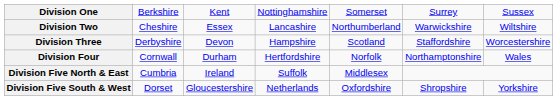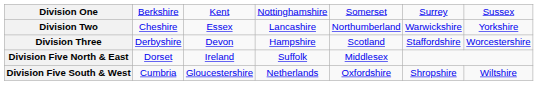(518, 27) Wiltshire -> (498, 27) Yorkshire
- row: (69, 57)
(158, 73) Cumbria -> (158, 57) Dorset
(158, 88) Dorset -> (158, 73) Cumbria
(518, 88) Yorkshire -> (498, 73) Wiltshire
